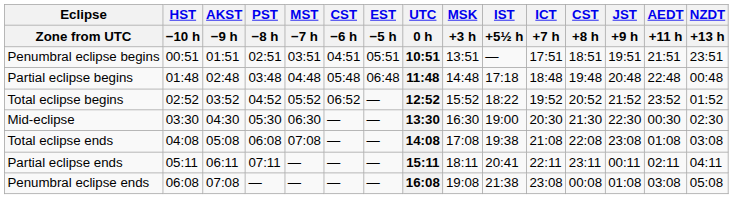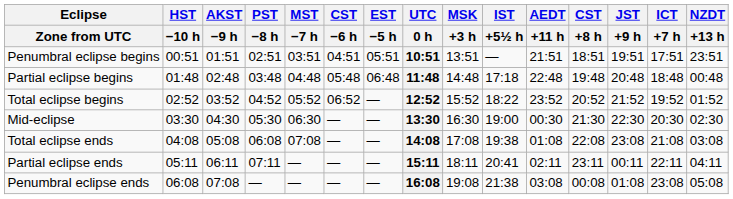columns swapped: (546, 36) <-> (666, 36)
